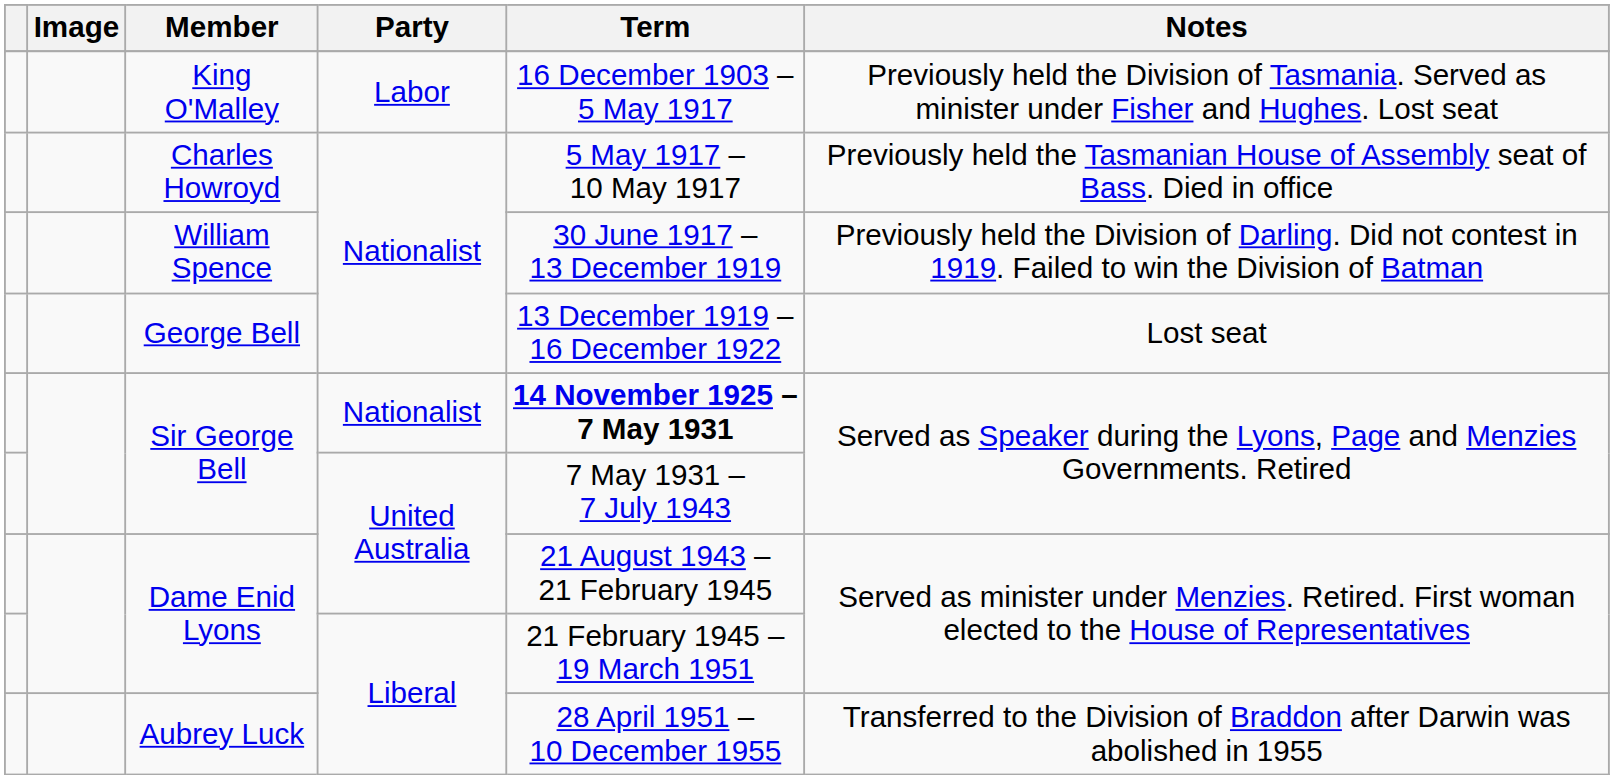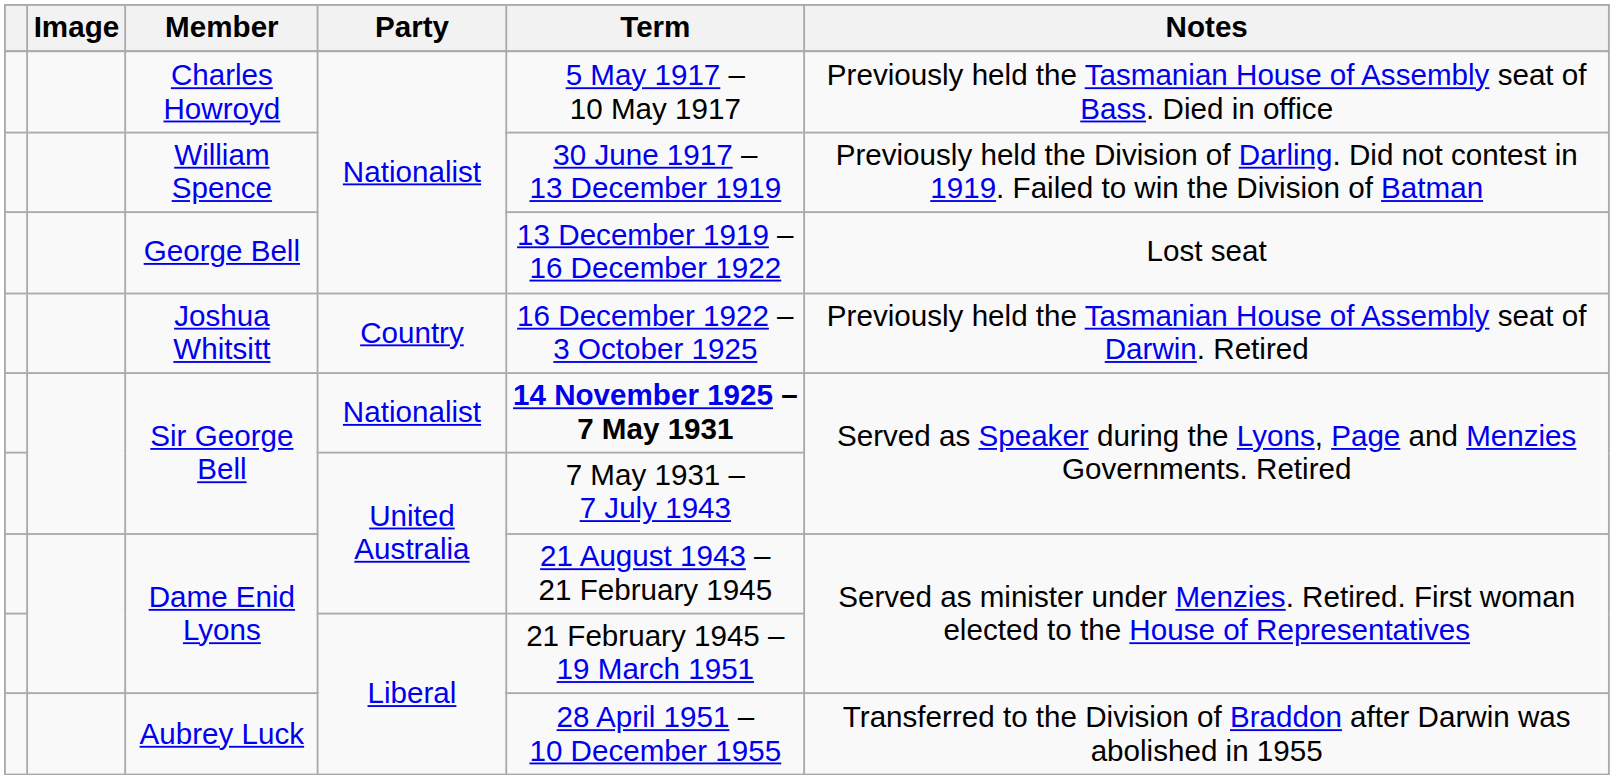- row: (222, 91)
+ row: (222, 332)
